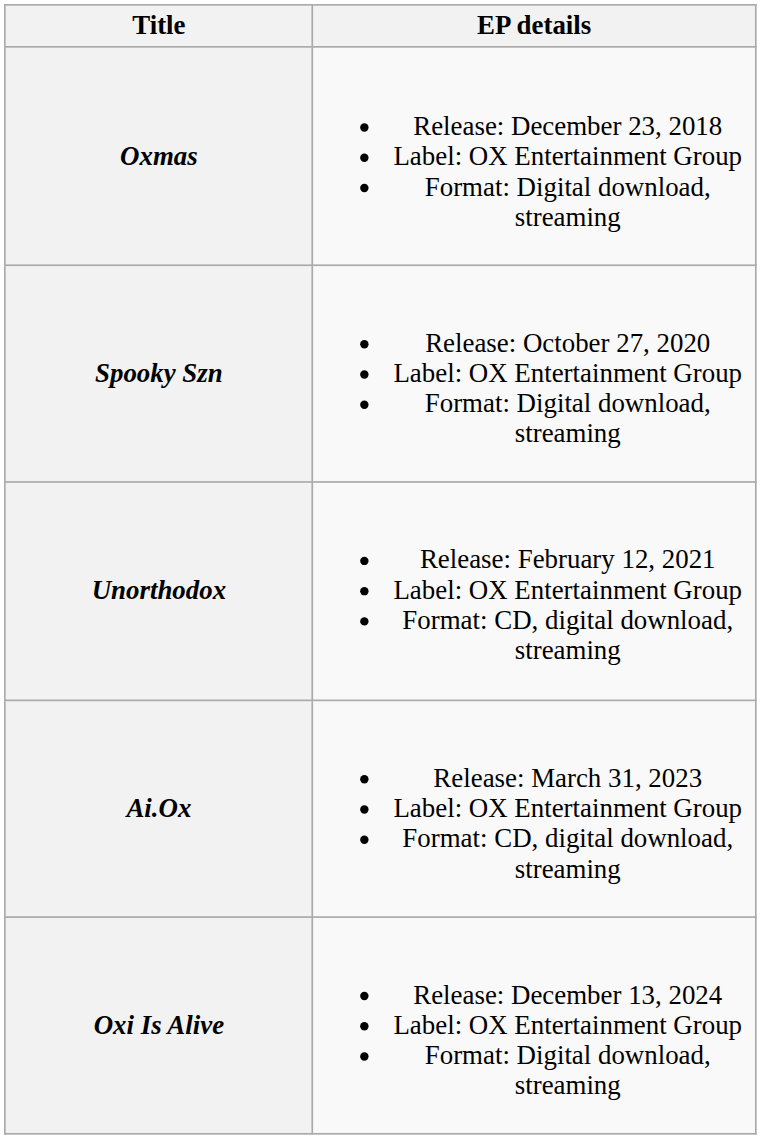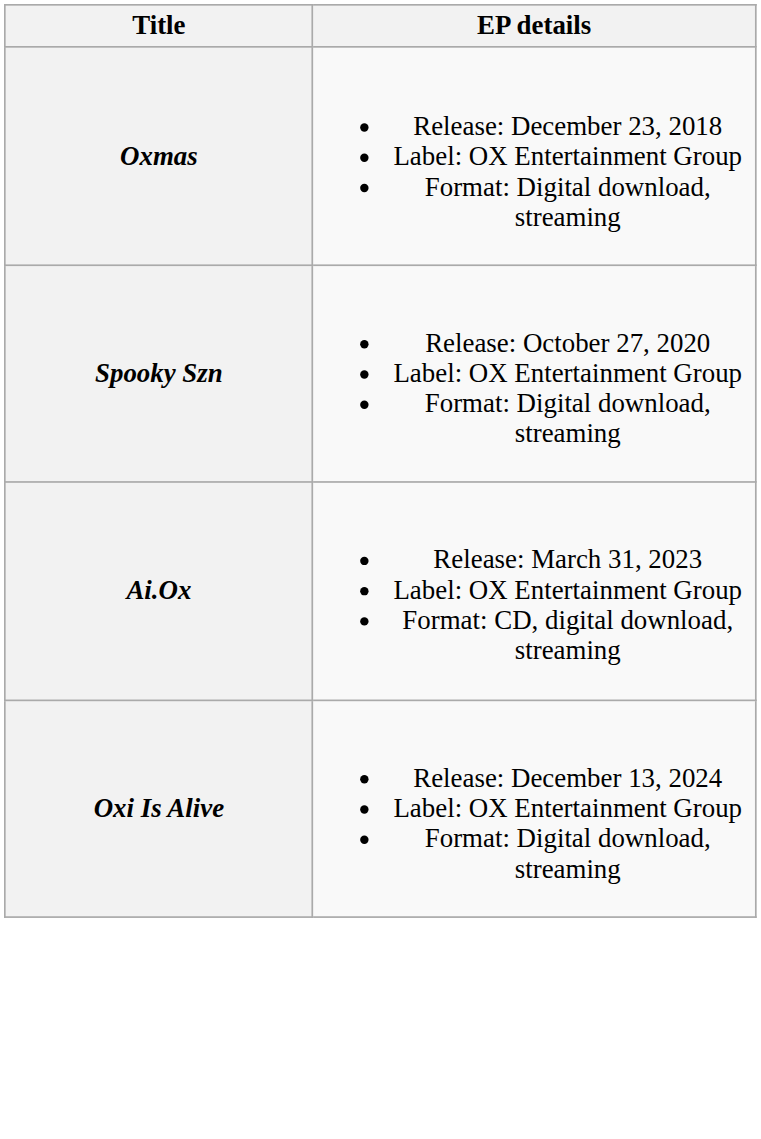- row: (159, 590)
